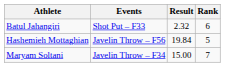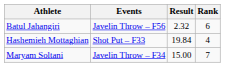(119, 26) Shot Put – F33 -> (129, 26) Javelin Throw – F56
(129, 41) Javelin Throw – F56 -> (119, 41) Shot Put – F33
(208, 41) 5 -> (208, 41) 4
